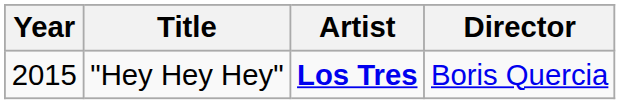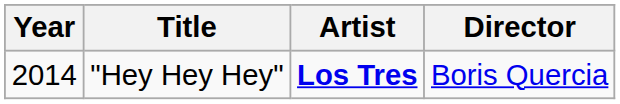(44, 74) 2015 -> (44, 74) 2014
